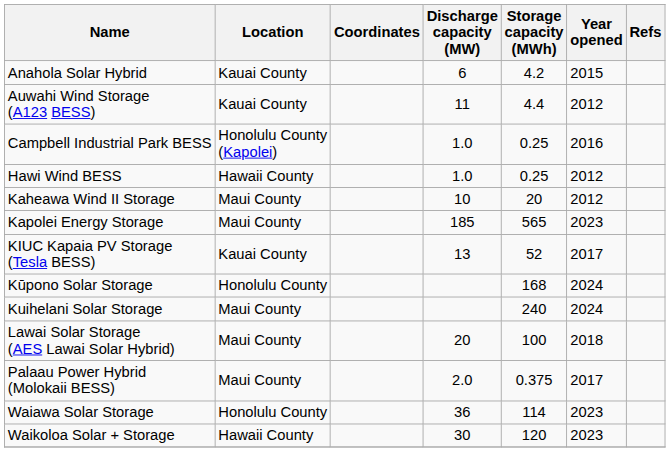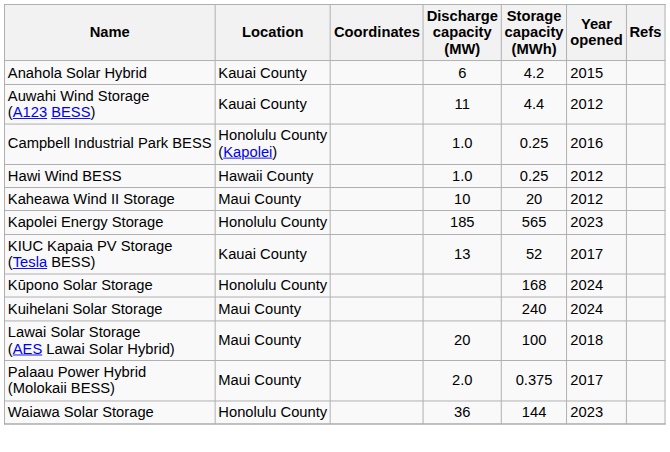(260, 222) Maui County -> (273, 222) Honolulu County
(534, 412) 114 -> (534, 412) 144
- row: (91, 435)
